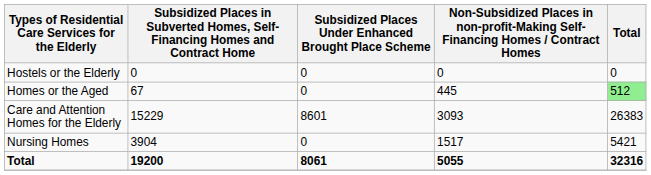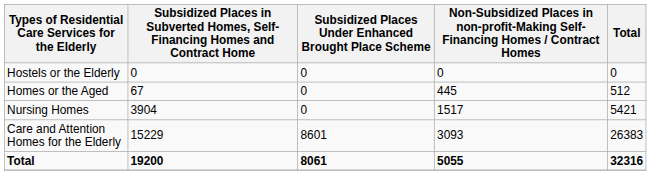(620, 91) lightgreen background -> (620, 91) no background
rows swapped: (64, 116) <-> (48, 142)
